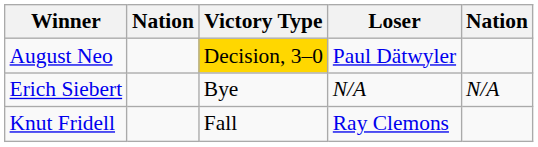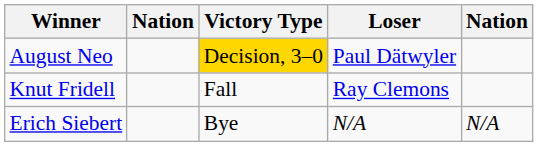rows swapped: (62, 123) <-> (66, 89)
